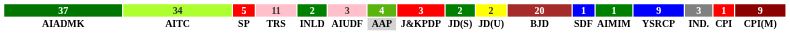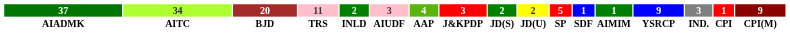columns swapped: (540, 10) <-> (244, 10)
(382, 24) lightgrey background -> (424, 24) no background
